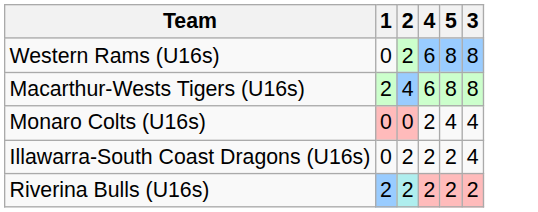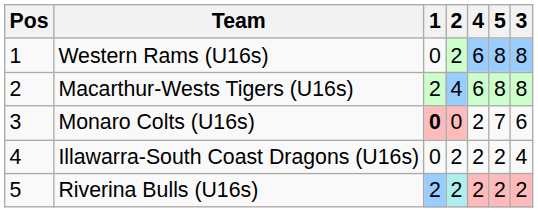+ column: (29, 21)
(386, 122) normal -> (435, 122) bold
(451, 122) 4 -> (500, 122) 7
(473, 122) 4 -> (521, 122) 6
